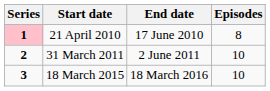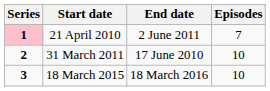(169, 34) 17 June 2010 -> (169, 34) 2 June 2011
(238, 34) 8 -> (238, 34) 7
(169, 55) 2 June 2011 -> (169, 55) 17 June 2010
